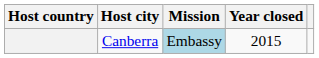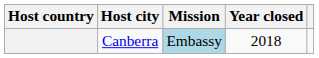(266, 41) 2015 -> (266, 41) 2018
